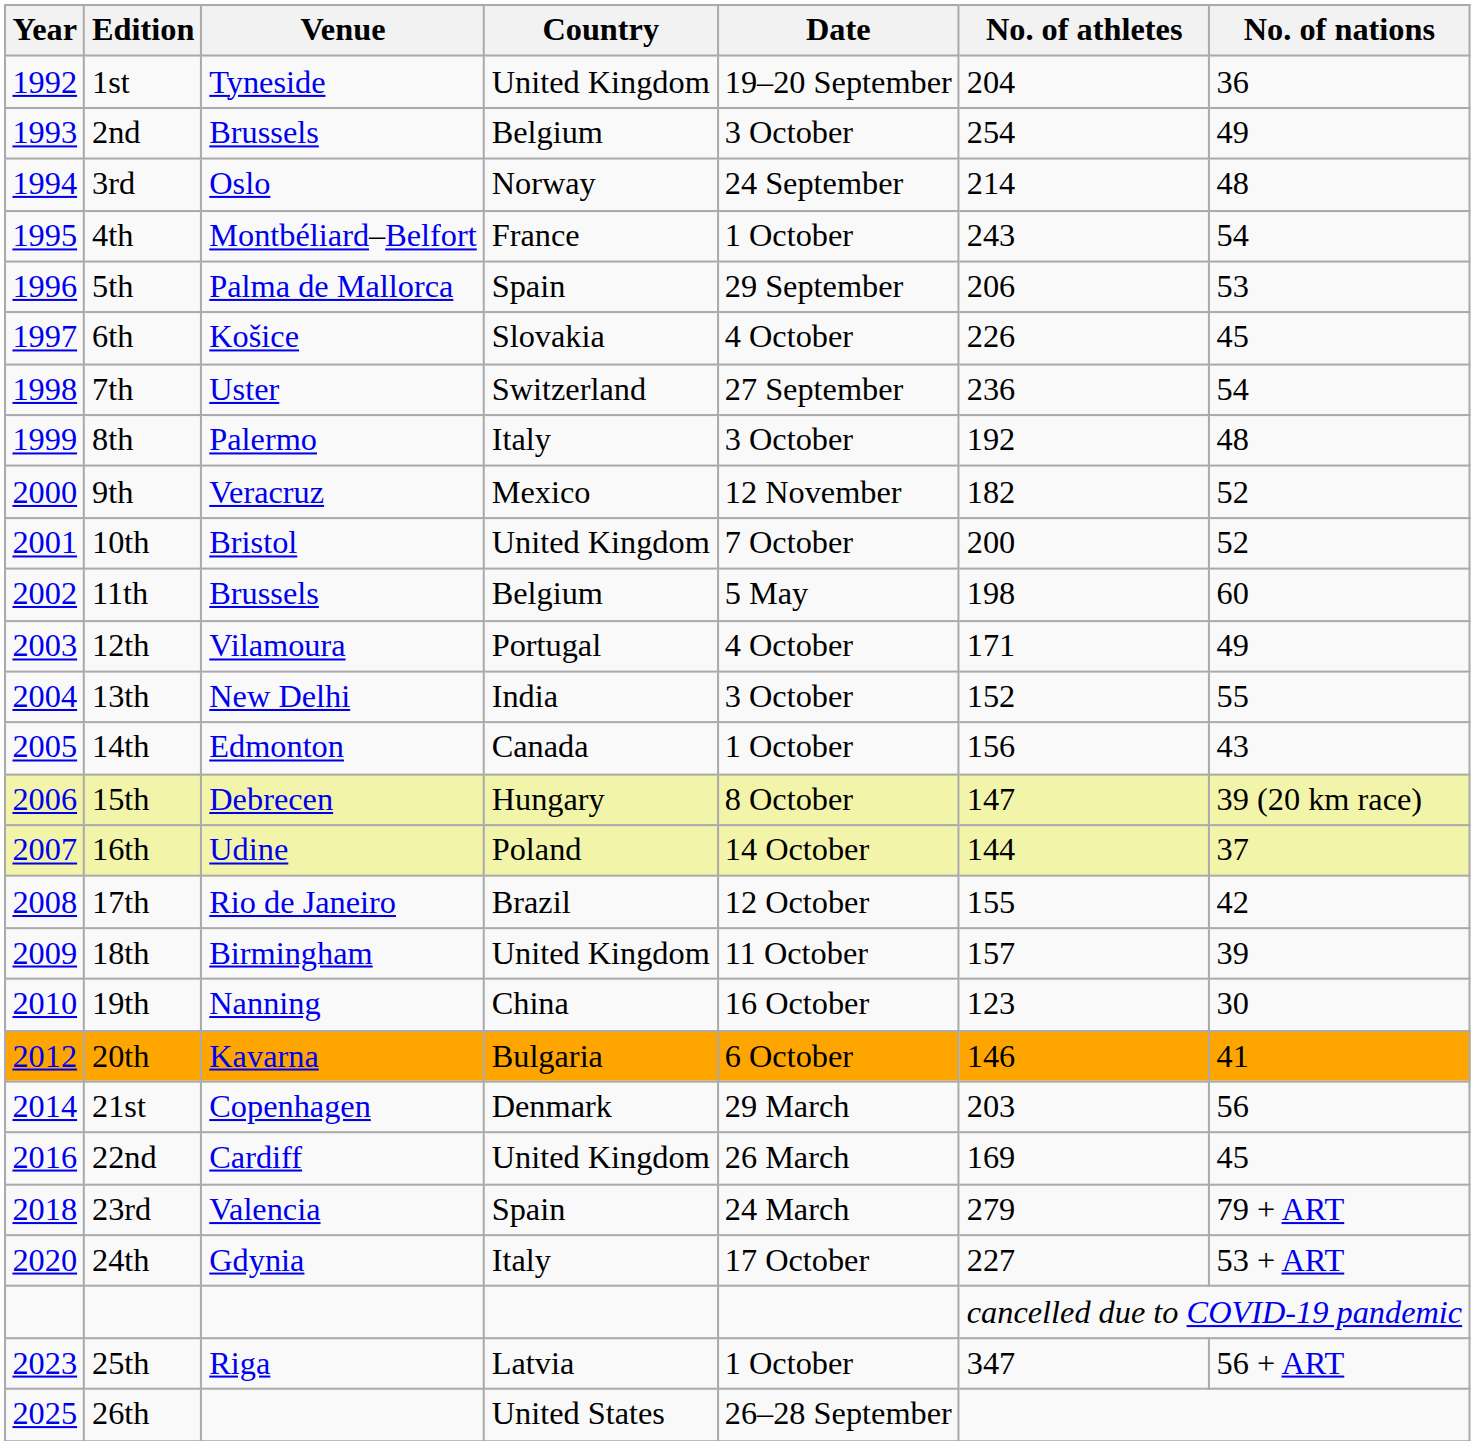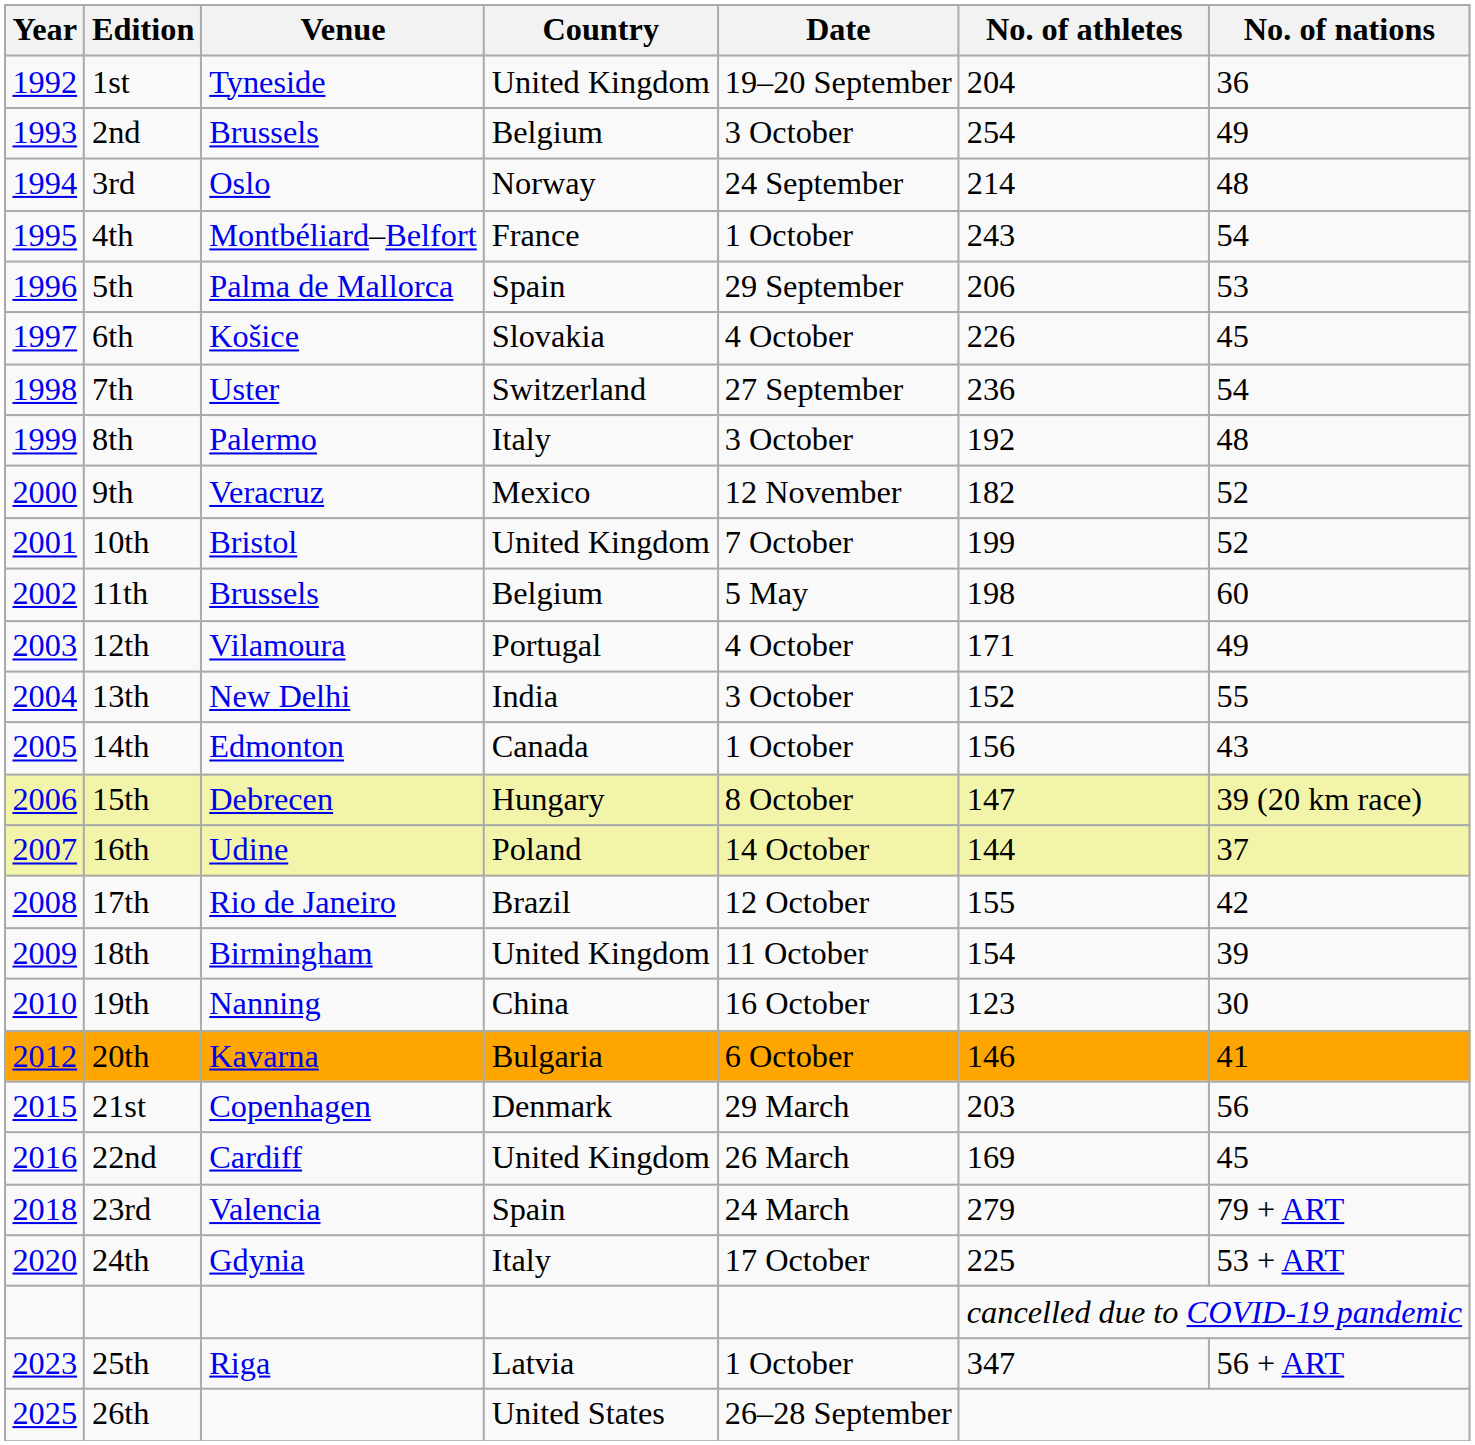(991, 542) 200 -> (991, 542) 199
(991, 952) 157 -> (991, 952) 154
(45, 1106) 2014 -> (45, 1106) 2015
(991, 1260) 227 -> (991, 1260) 225
